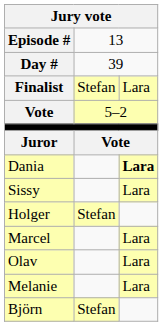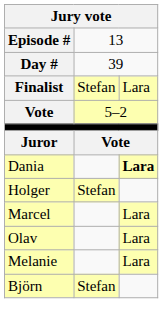- row: (24, 190)
